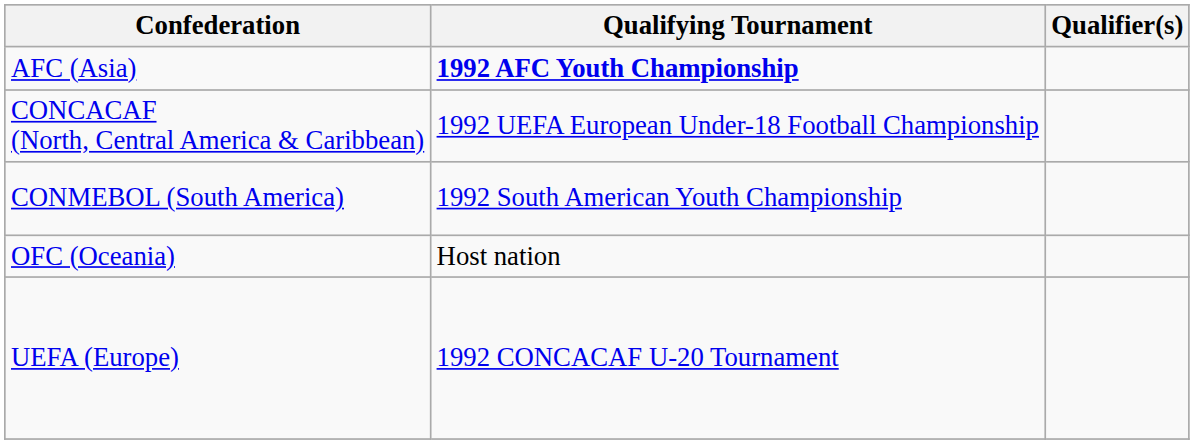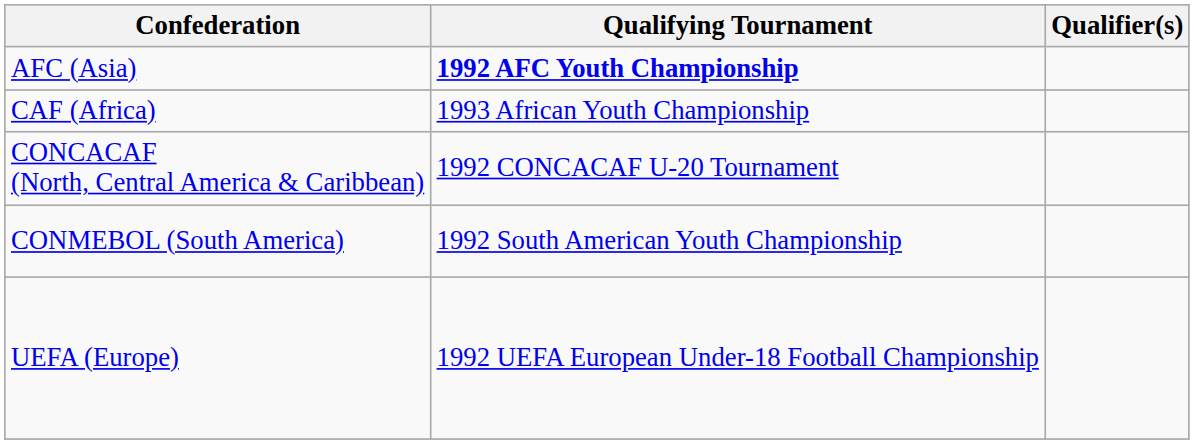+ row: (83, 110)
(738, 125) 1992 UEFA European Under-18 Football Championship -> (638, 167) 1992 CONCACAF U-20 Tournament
- row: (93, 255)
(638, 357) 1992 CONCACAF U-20 Tournament -> (738, 357) 1992 UEFA European Under-18 Football Championship
